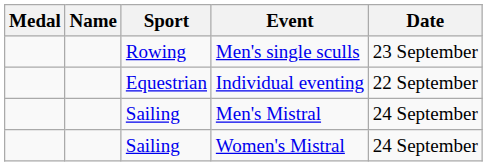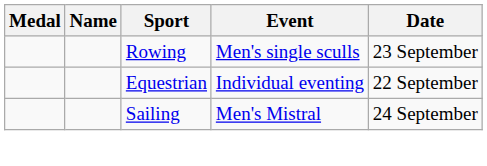- row: (280, 145)
